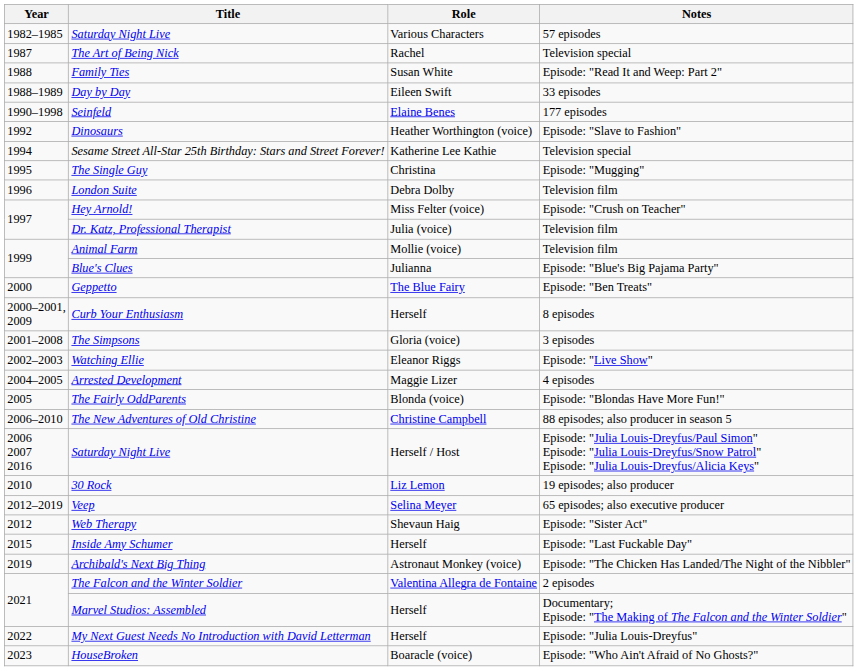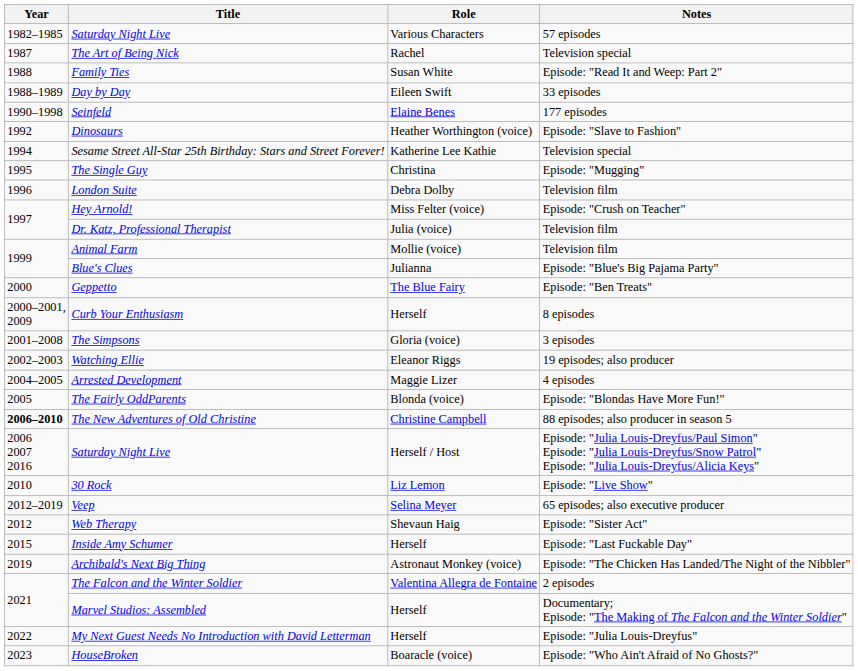(598, 360) Episode: "Live Show" -> (608, 360) 19 episodes; also producer
(35, 418) normal -> (35, 418) bold
(608, 485) 19 episodes; also producer -> (598, 485) Episode: "Live Show"
